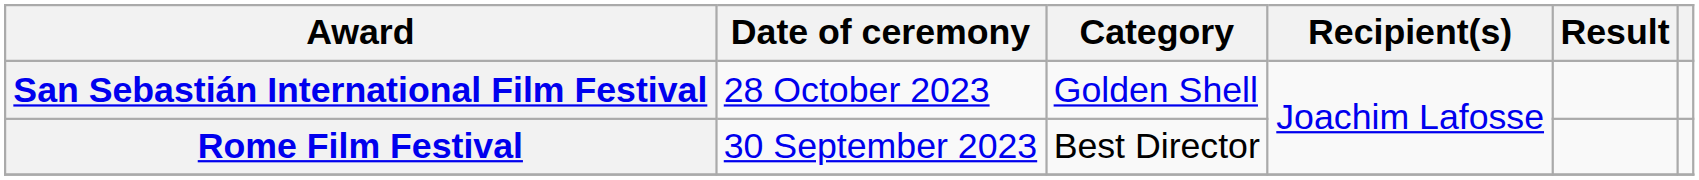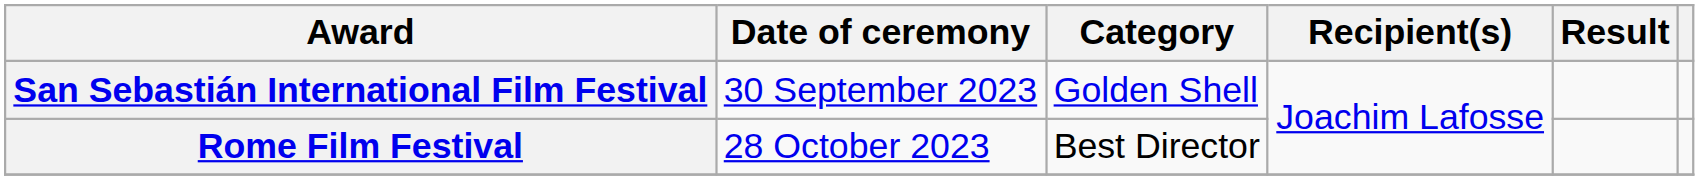(857, 89) 28 October 2023 -> (880, 89) 30 September 2023
(880, 145) 30 September 2023 -> (857, 145) 28 October 2023
